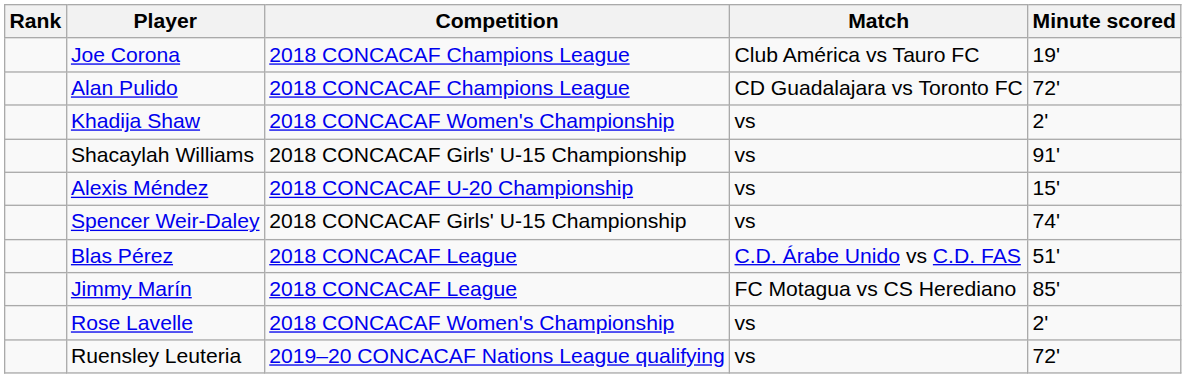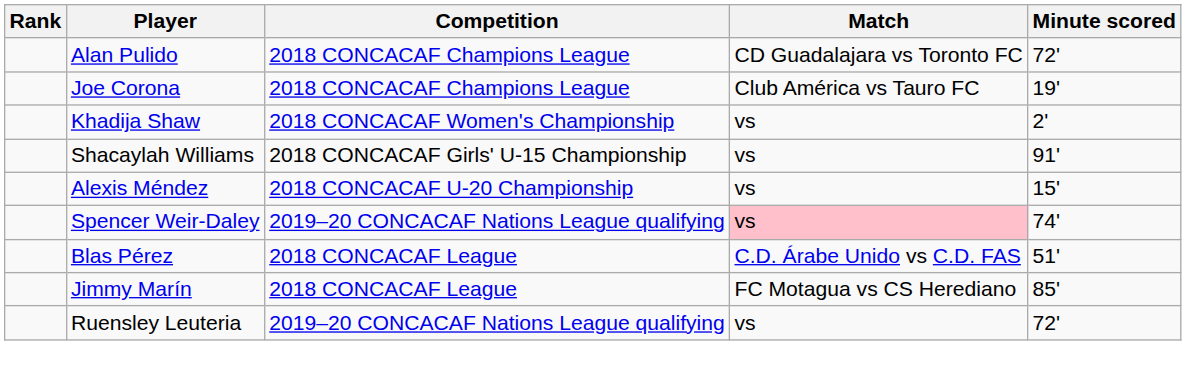rows swapped: (126, 54) <-> (124, 88)
(478, 222) 2018 CONCACAF Girls' U-15 Championship -> (497, 222) 2019–20 CONCACAF Nations League qualifying
(745, 222) no background -> (745, 222) pink background
- row: (132, 322)
